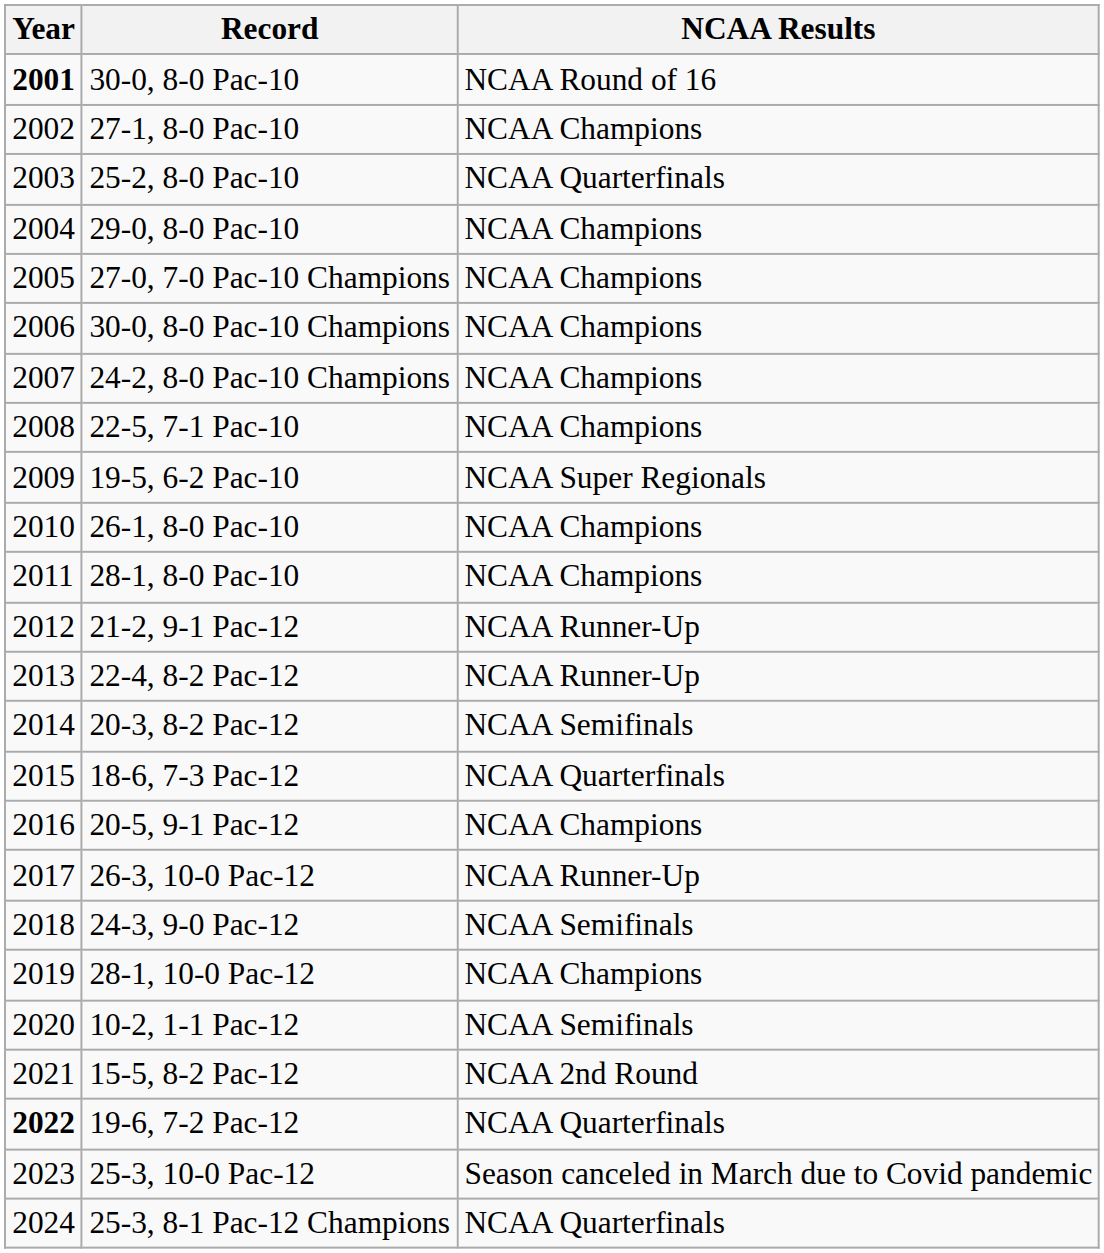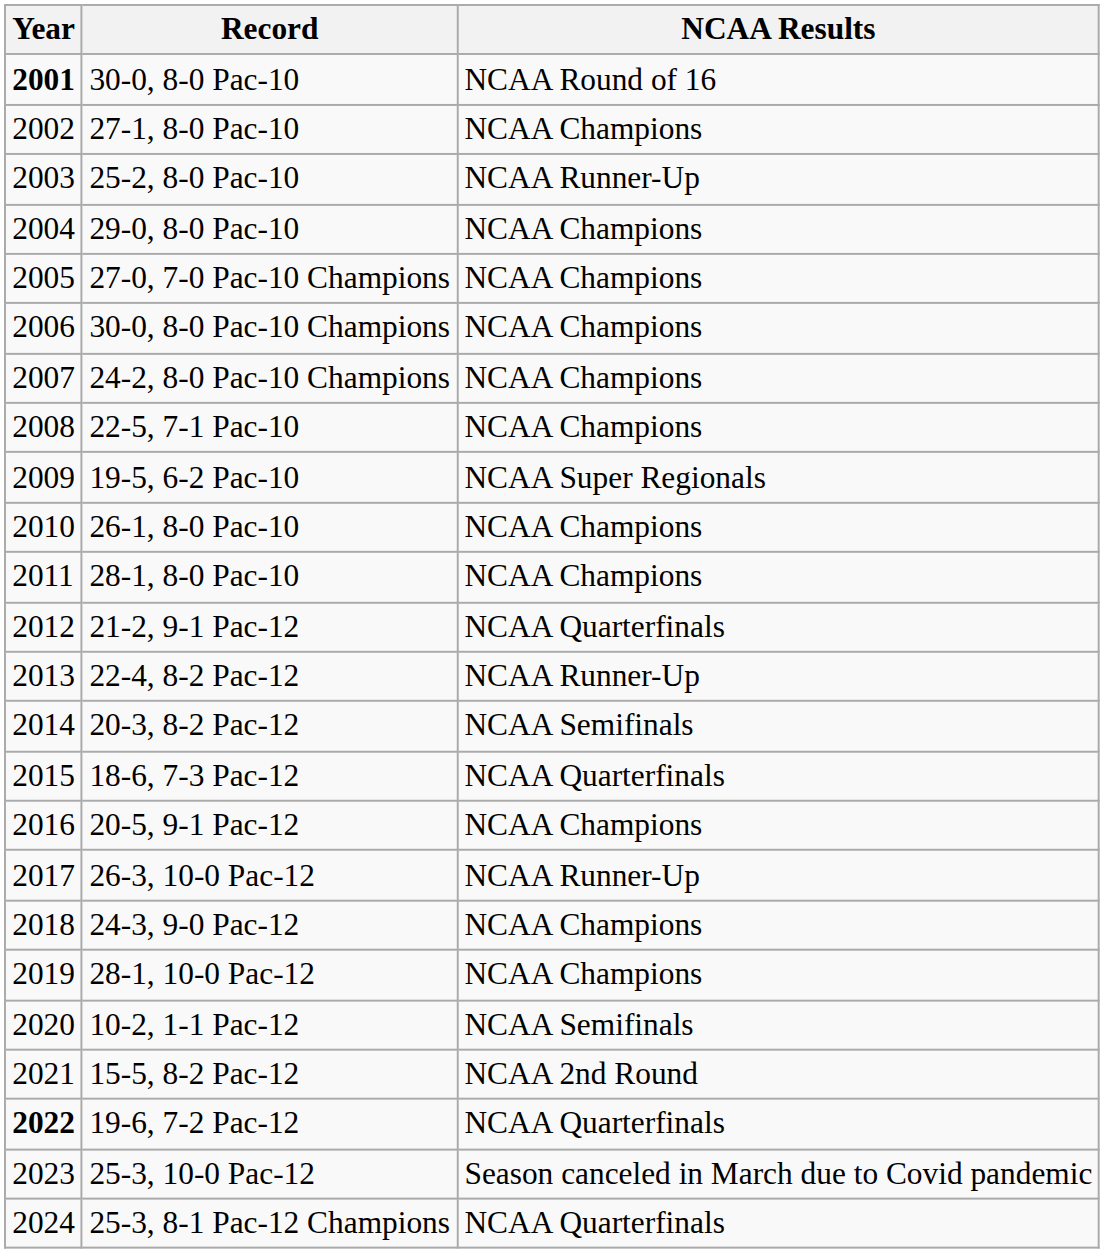(595, 178) NCAA Quarterfinals -> (582, 178) NCAA Runner-Up
(582, 626) NCAA Runner-Up -> (595, 626) NCAA Quarterfinals
(579, 924) NCAA Semifinals -> (583, 924) NCAA Champions
